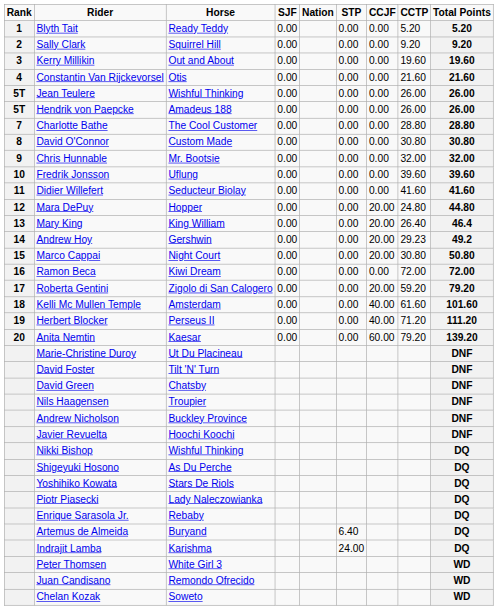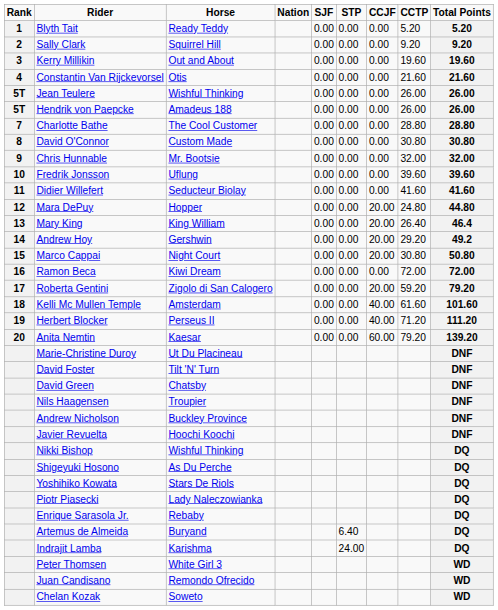columns swapped: (318, 12) <-> (287, 12)
(413, 239) 29.23 -> (413, 239) 29.20
